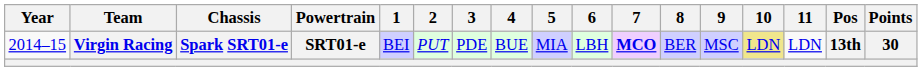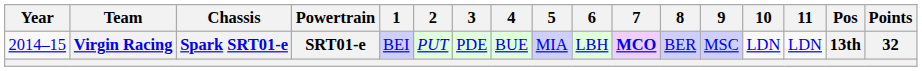(763, 44) khaki background -> (763, 44) no background
(891, 44) 30 -> (891, 44) 32
